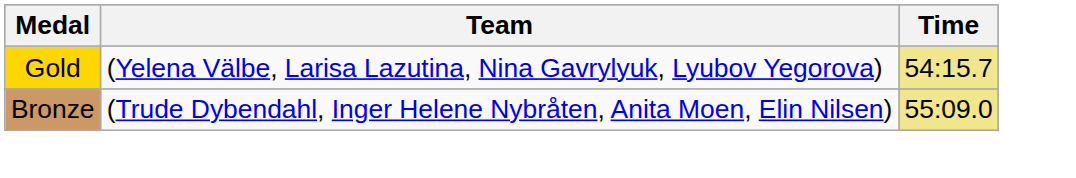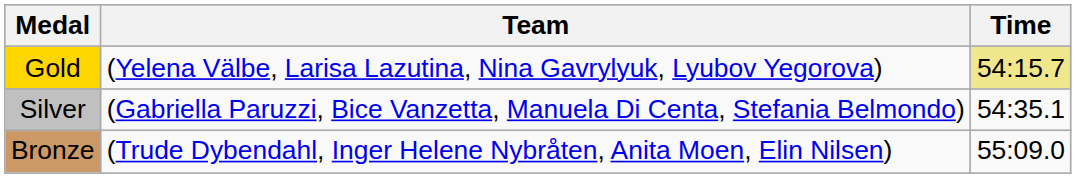+ row: (53, 109)
(949, 109) khaki background -> (1021, 151) no background
